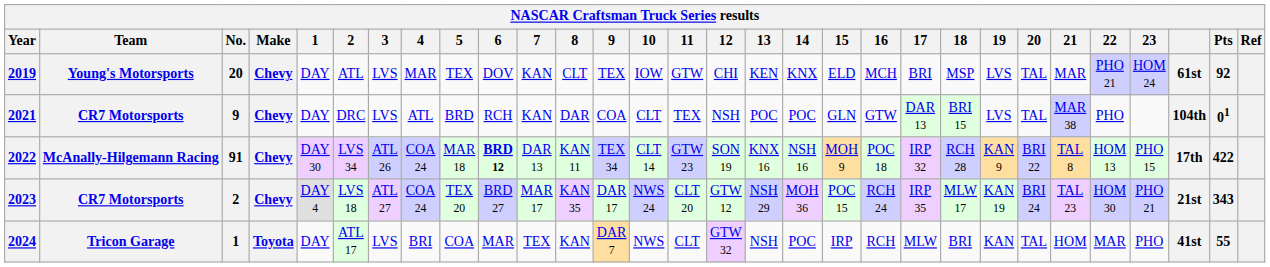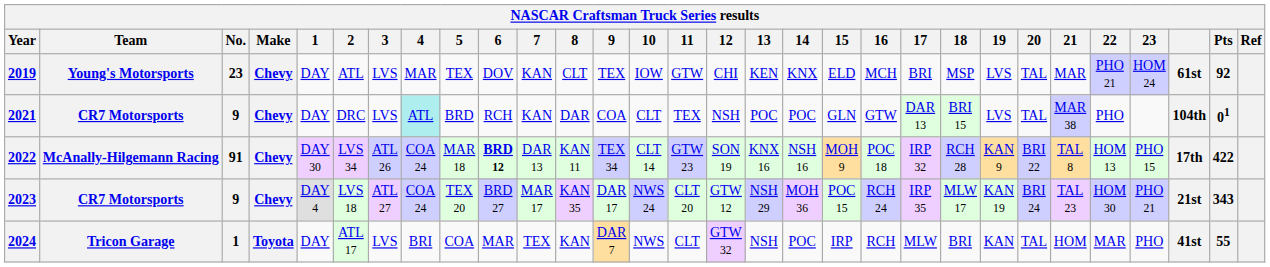(236, 74) 20 -> (236, 74) 23
(421, 115) no background -> (421, 115) paleturquoise background
(236, 199) 2 -> (236, 199) 9
